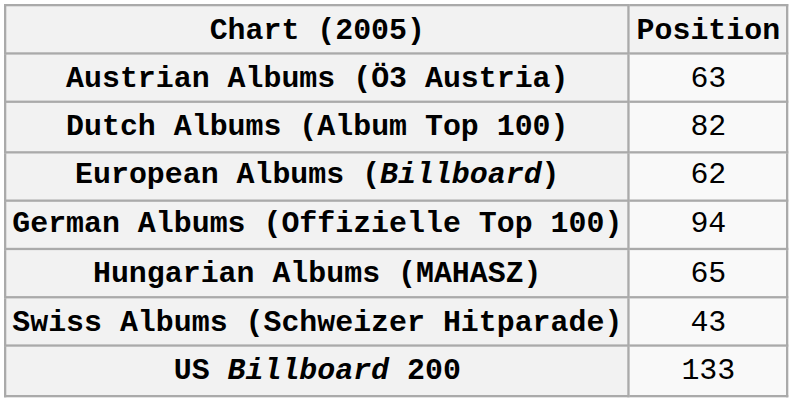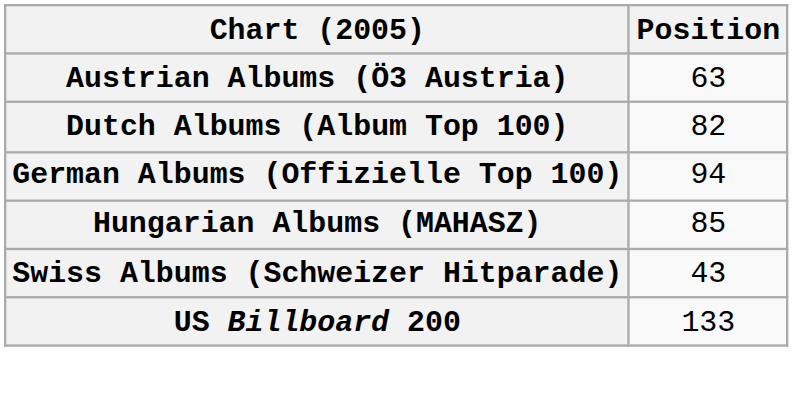- row: (317, 176)
(708, 273) 65 -> (708, 224) 85
